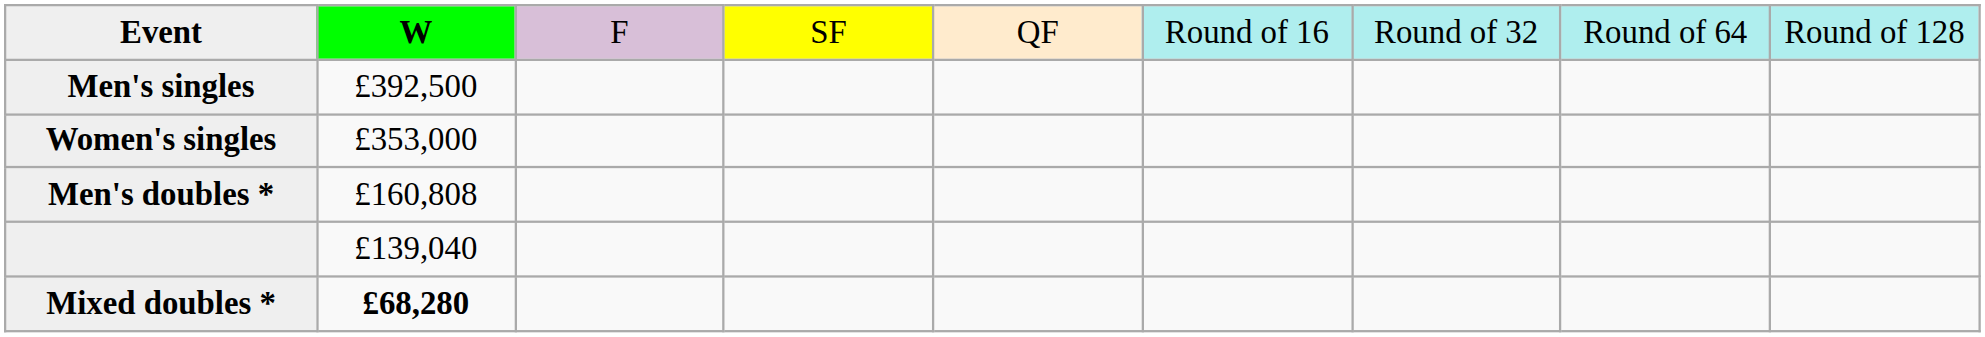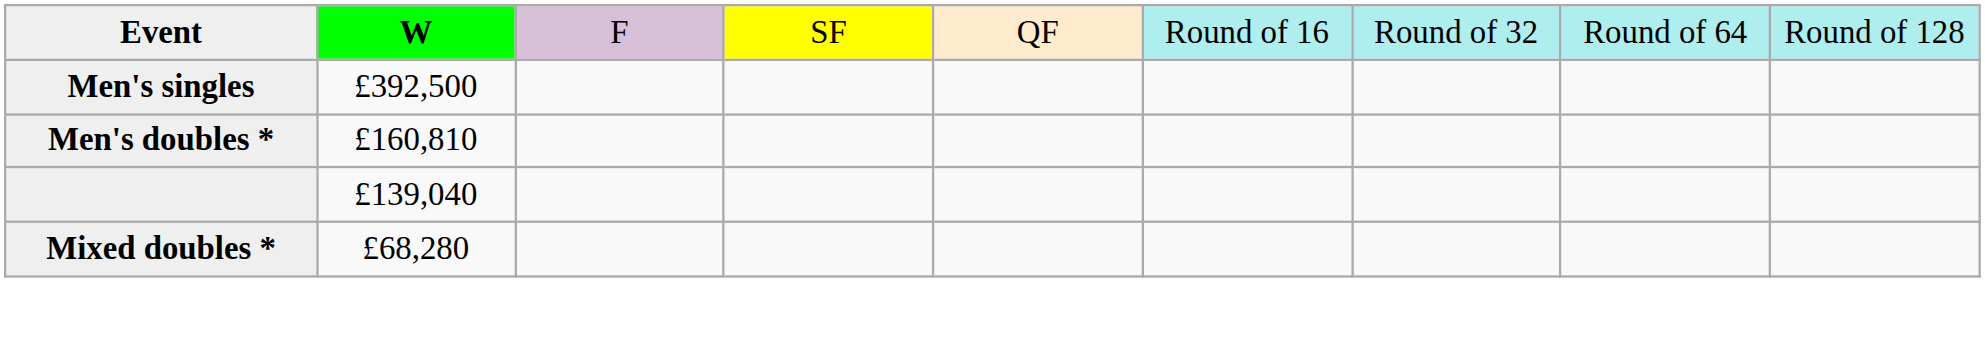- row: (161, 140)
(416, 194) £160,808 -> (416, 140) £160,810
(416, 302) bold -> (416, 248) normal
